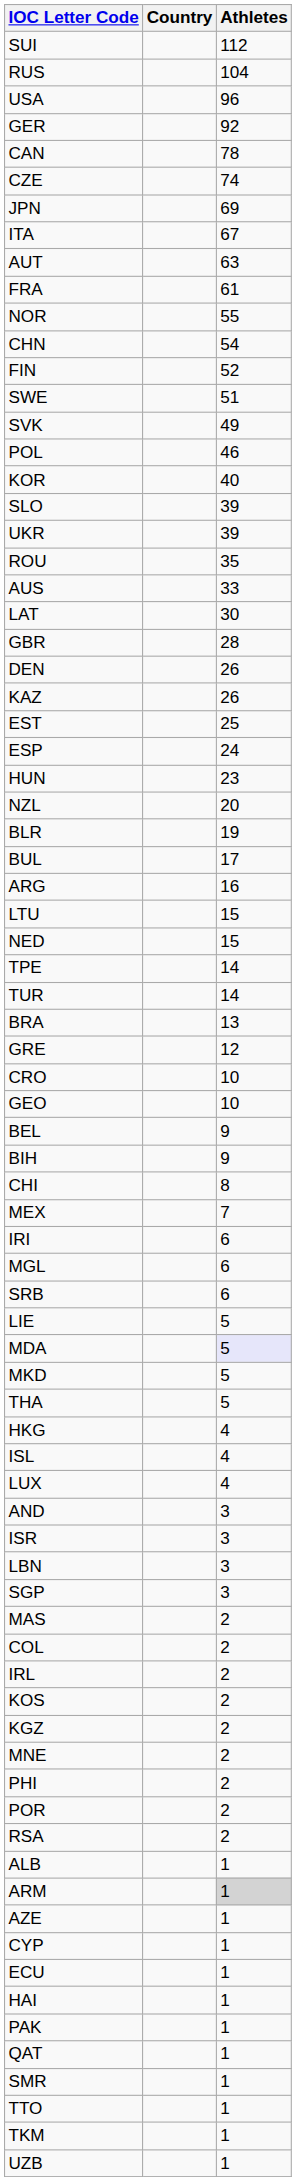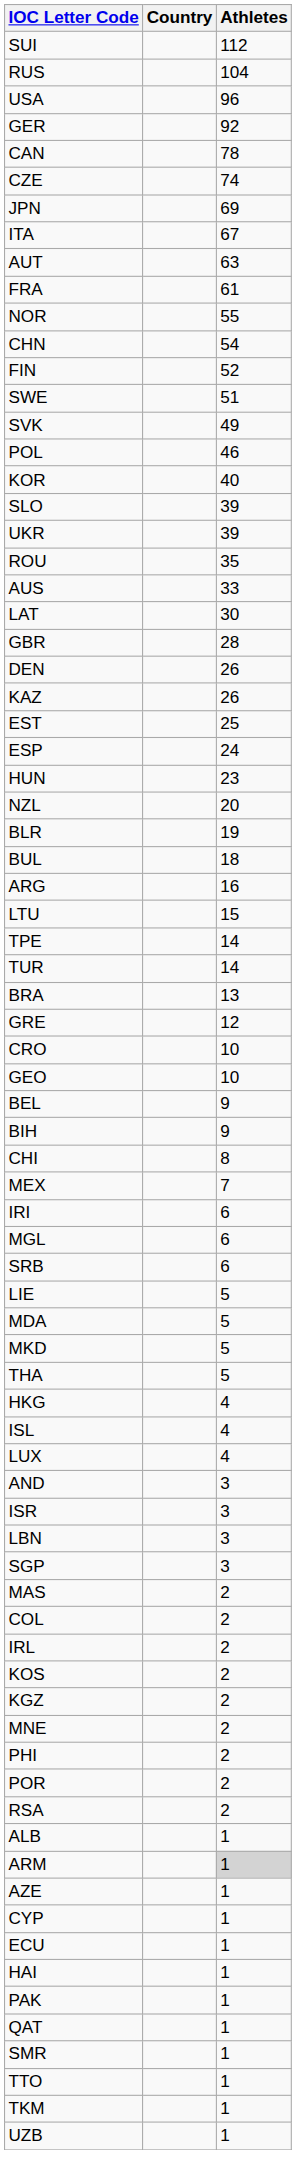(230, 859) 17 -> (230, 859) 18
- row: (27, 941)
(225, 1348) lavender background -> (225, 1321) no background
